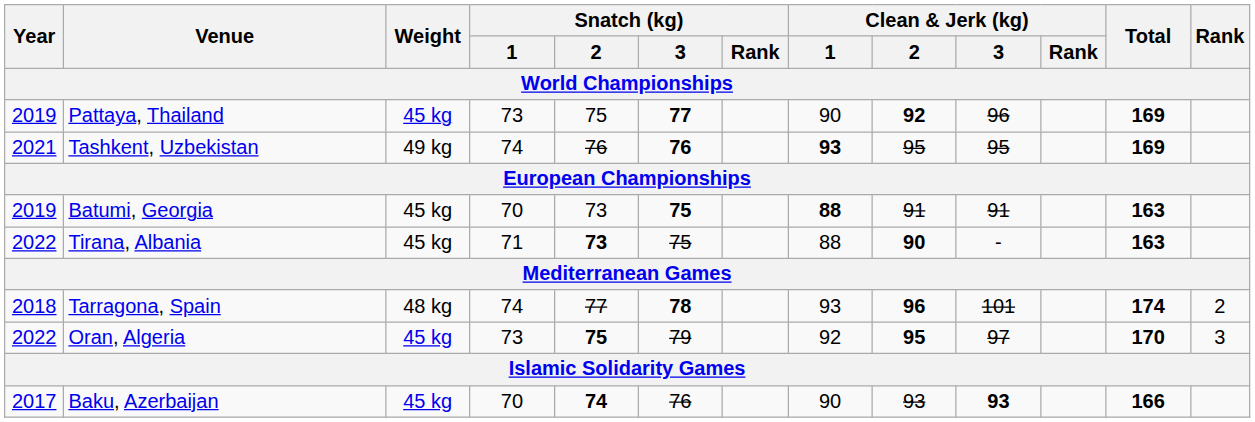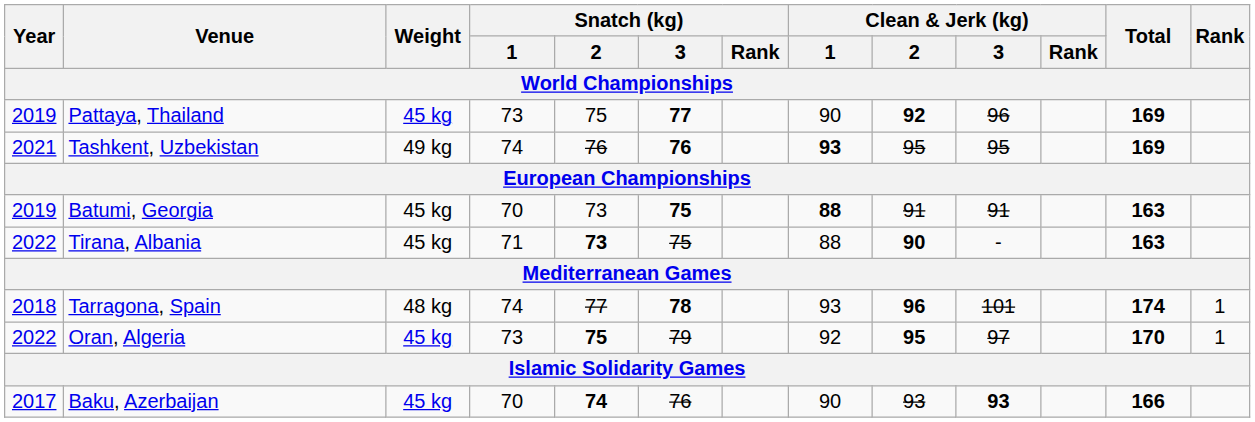(1220, 305) 2 -> (1220, 305) 1
(1220, 337) 3 -> (1220, 337) 1
